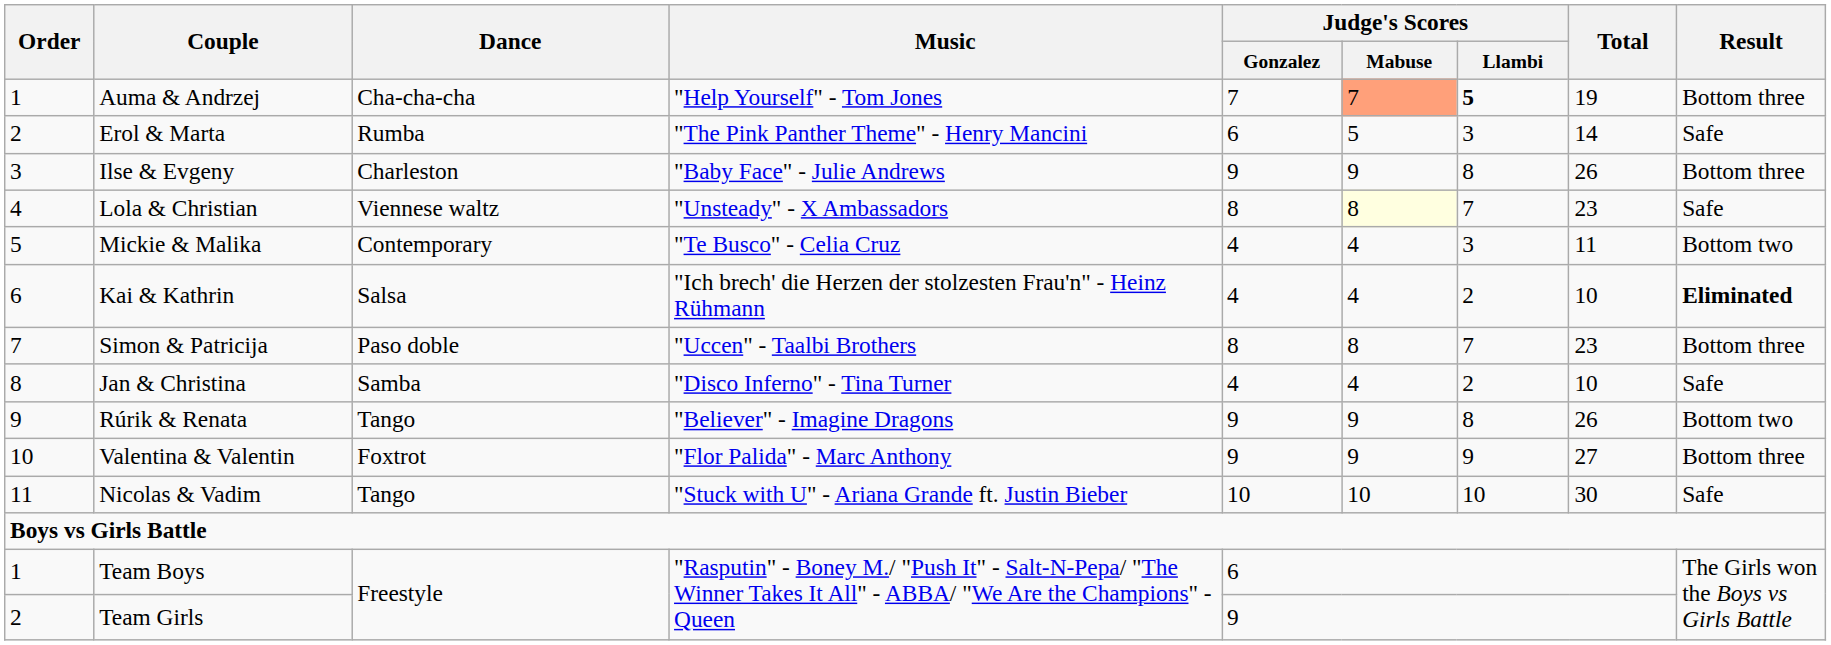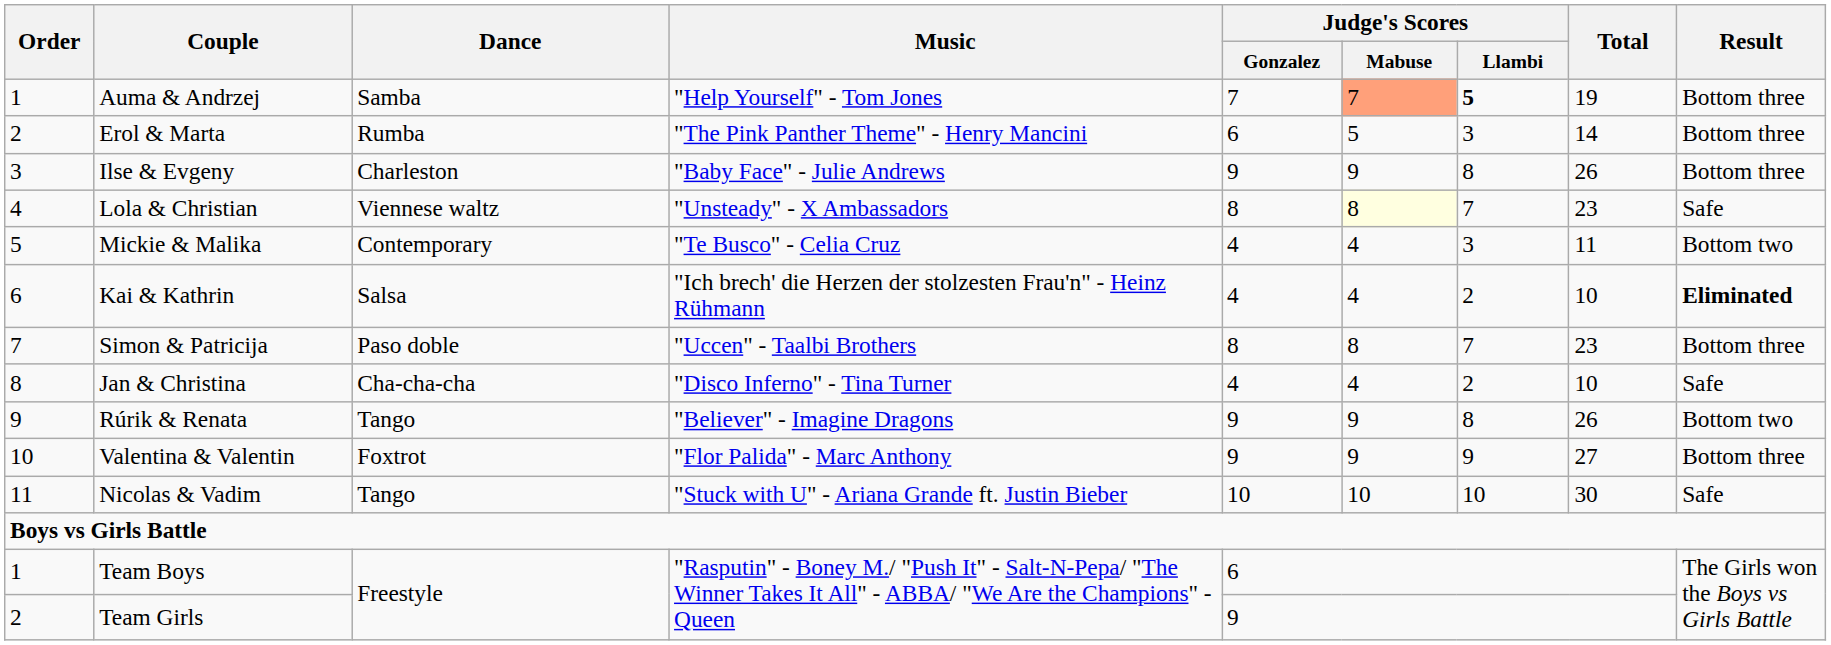(416, 97) Cha-cha-cha -> (389, 97) Samba
(1703, 134) Safe -> (1743, 134) Bottom three
(389, 382) Samba -> (416, 382) Cha-cha-cha
